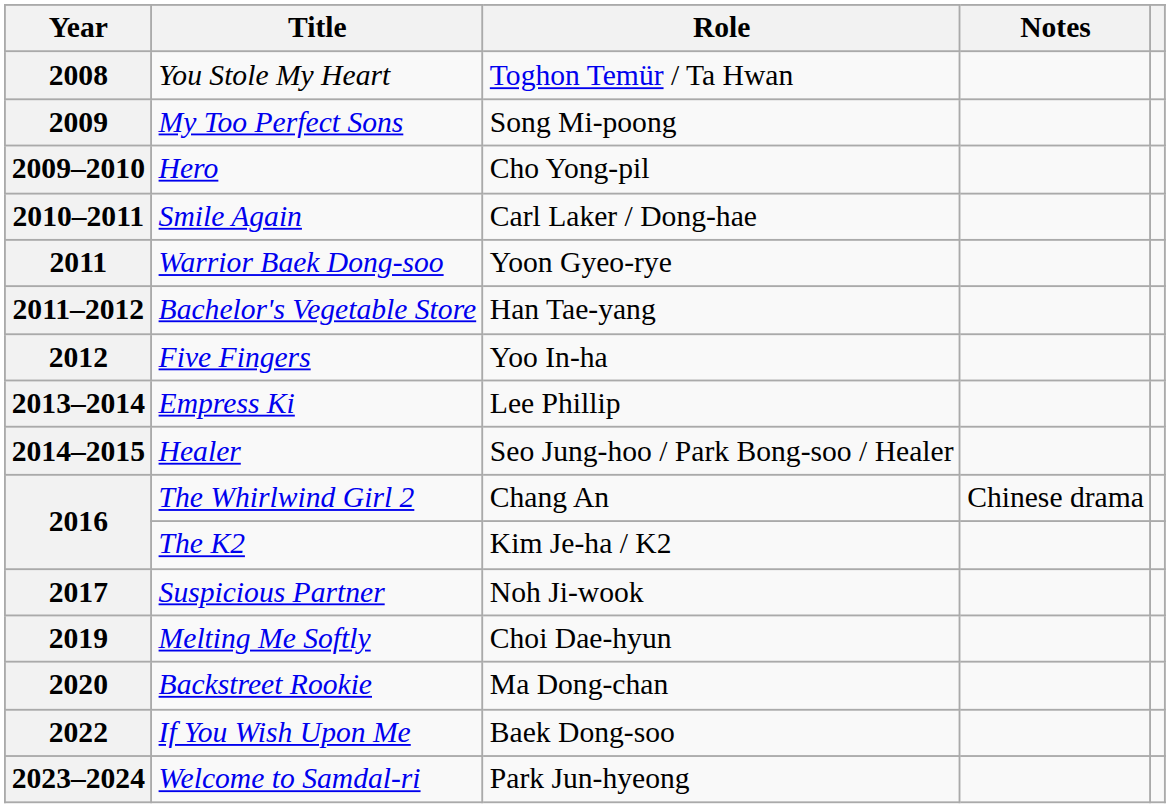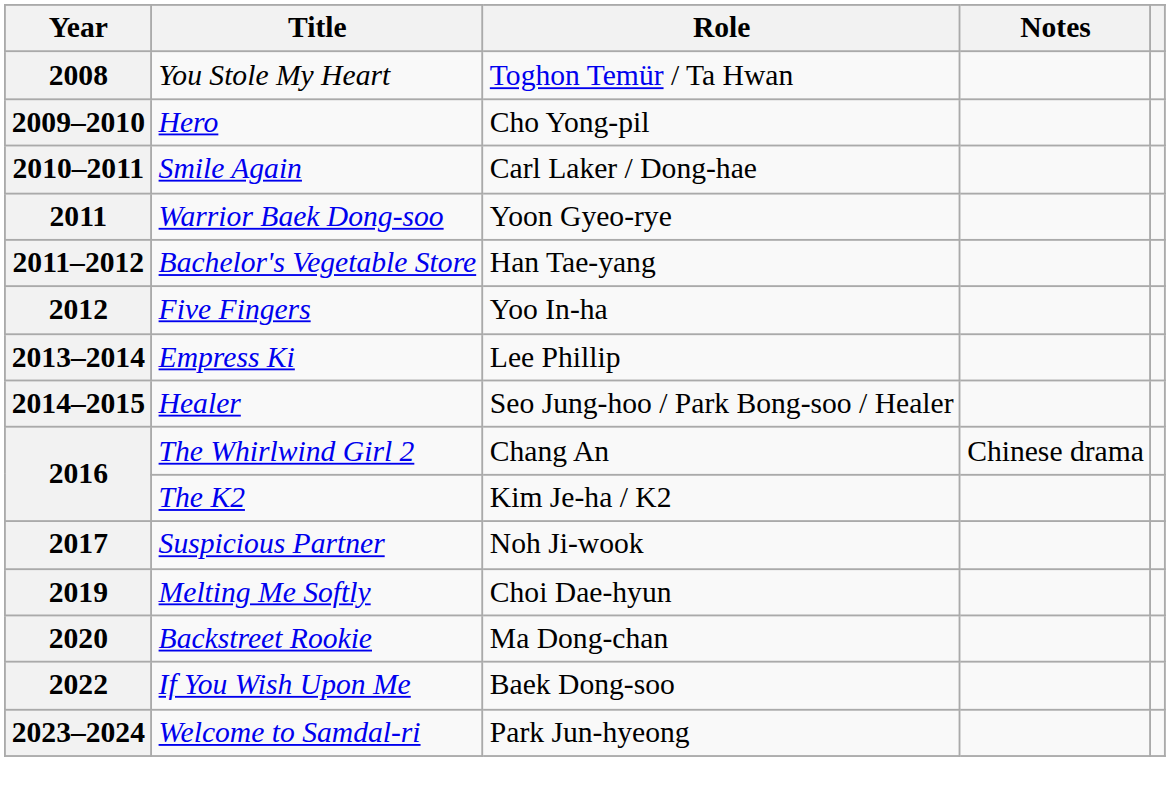- row: (78, 121)
